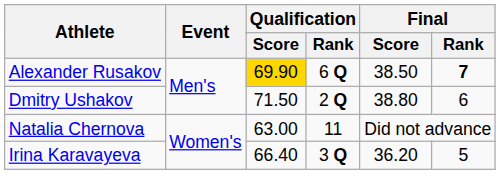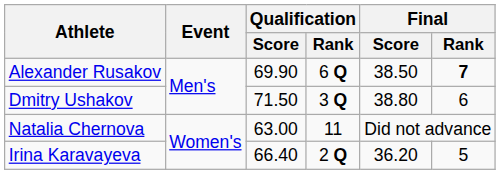(276, 73) gold background -> (276, 73) no background
(333, 101) 2 Q -> (333, 101) 3 Q
(333, 156) 3 Q -> (333, 156) 2 Q
